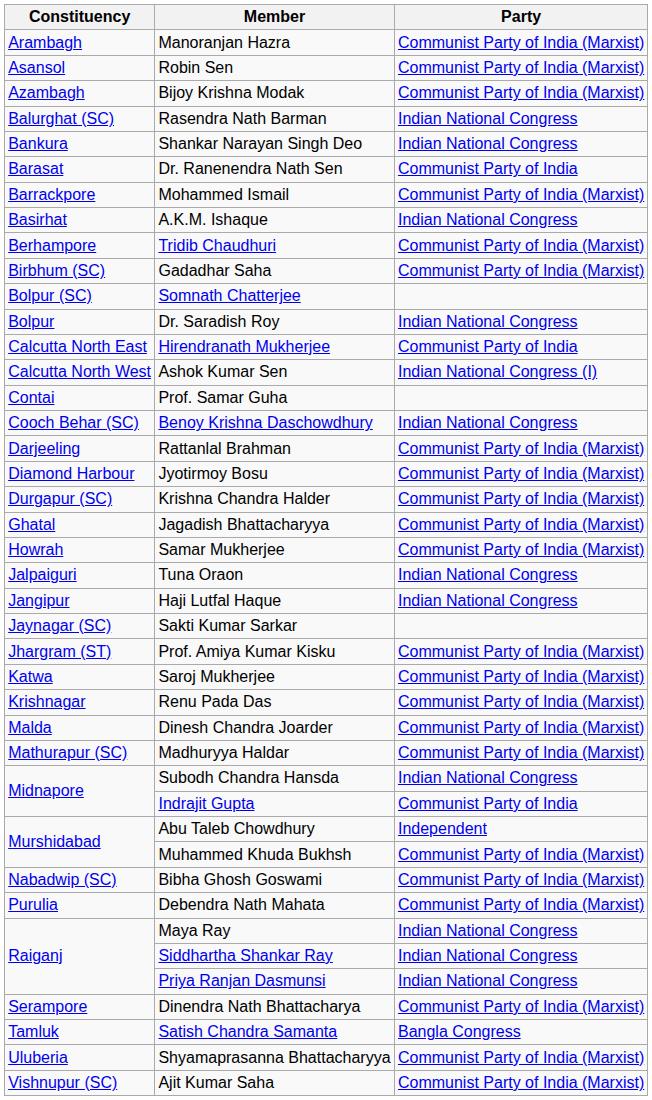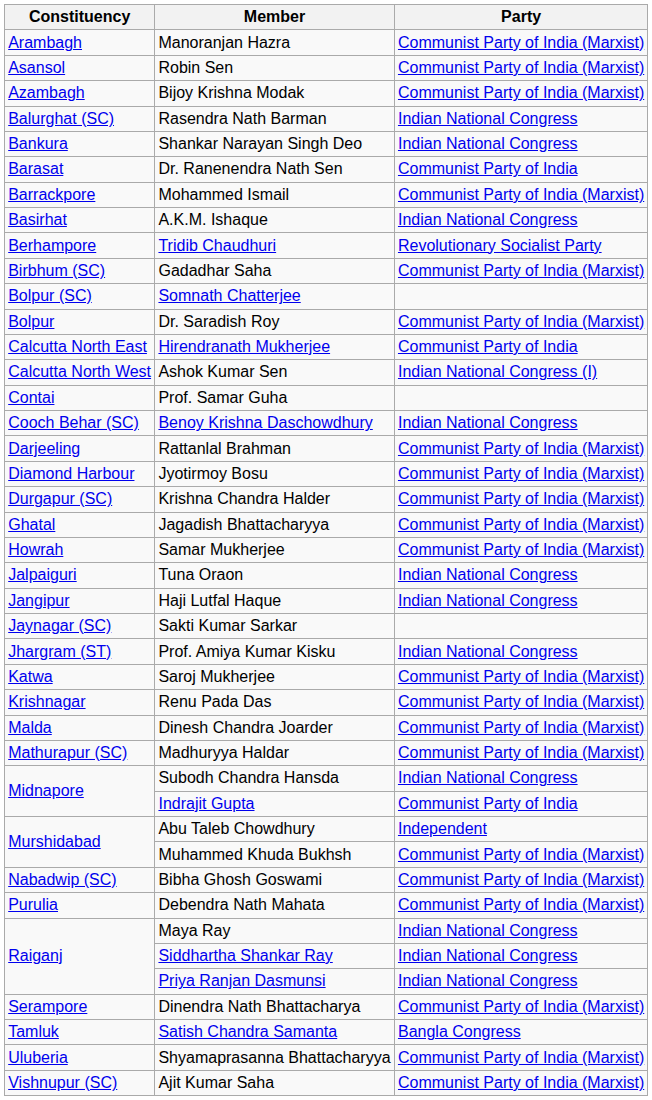(521, 245) Communist Party of India (Marxist) -> (500, 245) Revolutionary Socialist Party
(488, 321) Indian National Congress -> (521, 321) Communist Party of India (Marxist)
(521, 651) Communist Party of India (Marxist) -> (488, 651) Indian National Congress
